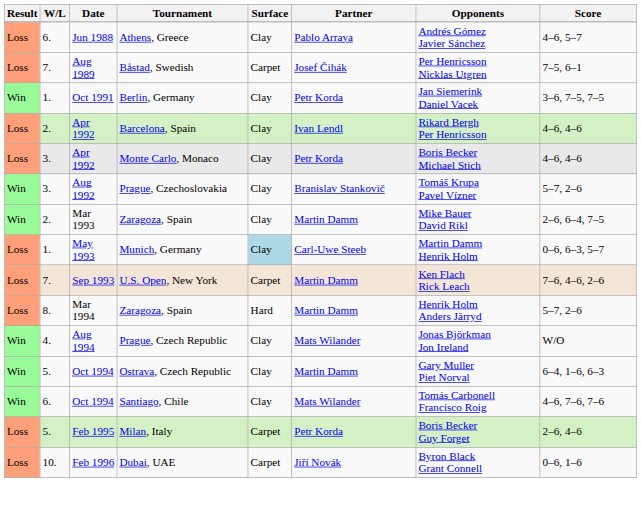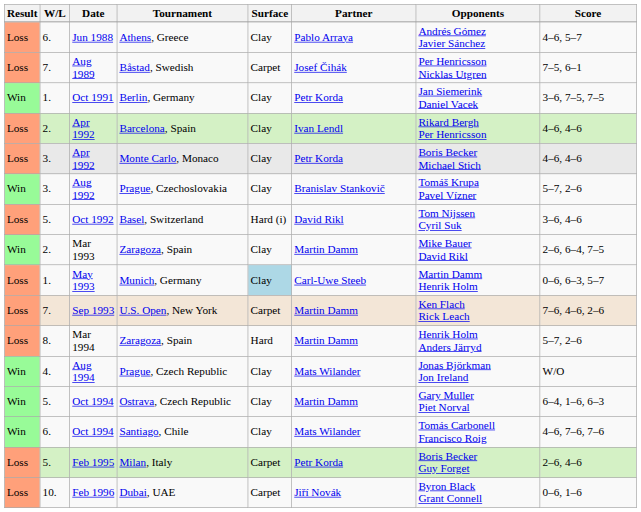+ row: (93, 219)
